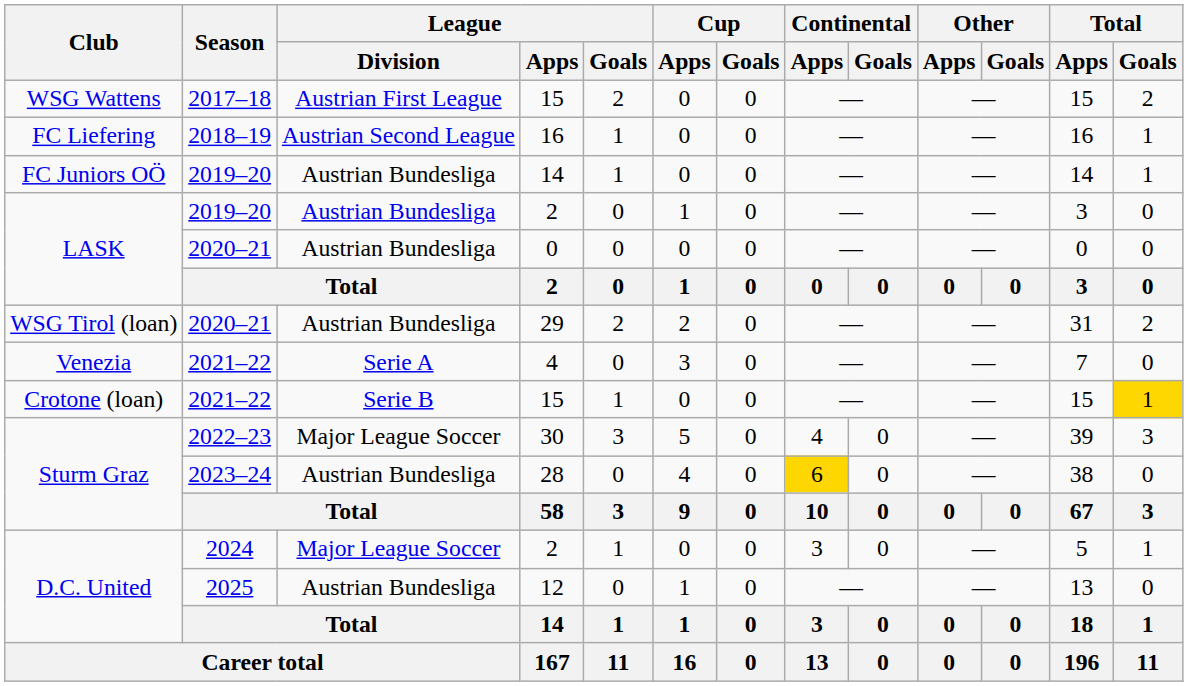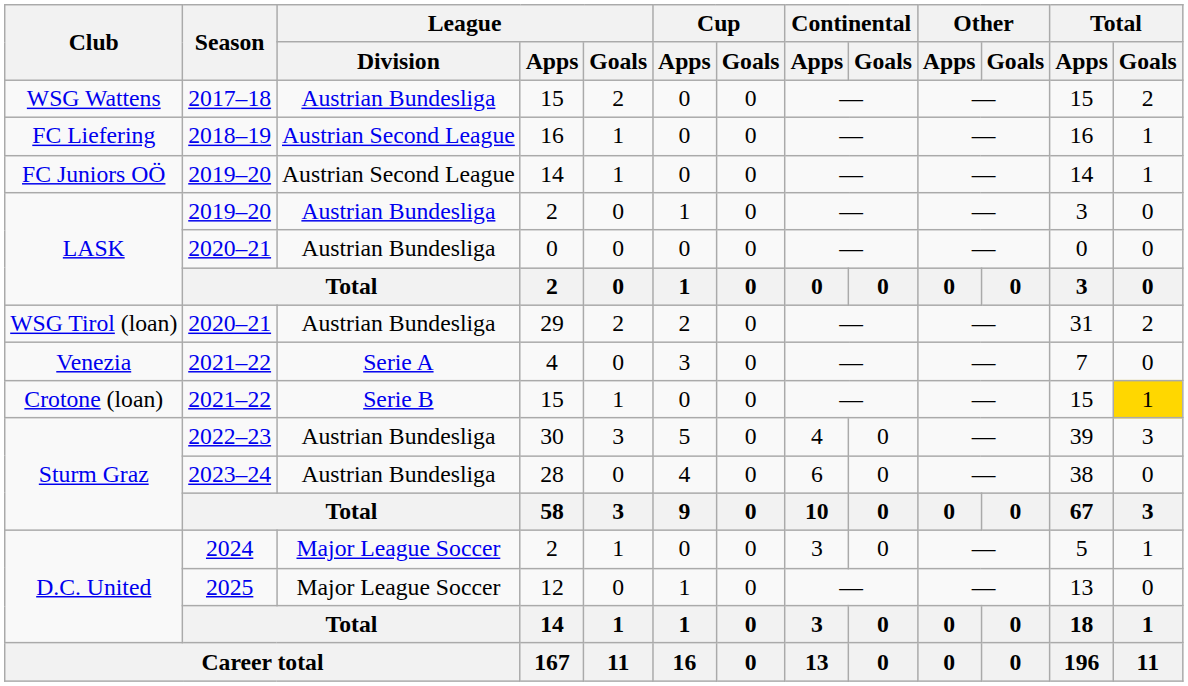(398, 98) Austrian First League -> (398, 98) Austrian Bundesliga
(398, 173) Austrian Bundesliga -> (398, 173) Austrian Second League
(398, 436) Major League Soccer -> (398, 436) Austrian Bundesliga
(817, 473) gold background -> (817, 473) no background
(398, 586) Austrian Bundesliga -> (398, 586) Major League Soccer
